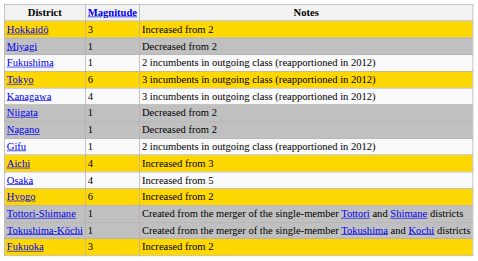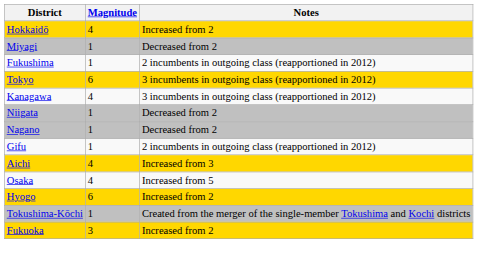(90, 29) 3 -> (90, 29) 4
- row: (41, 213)
